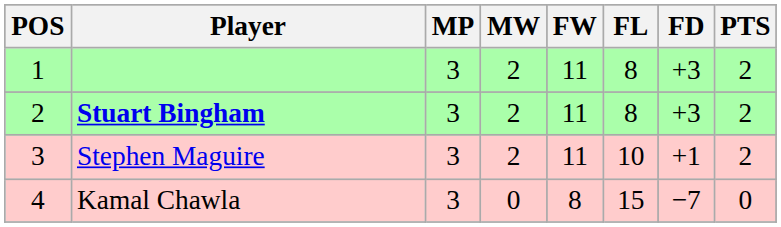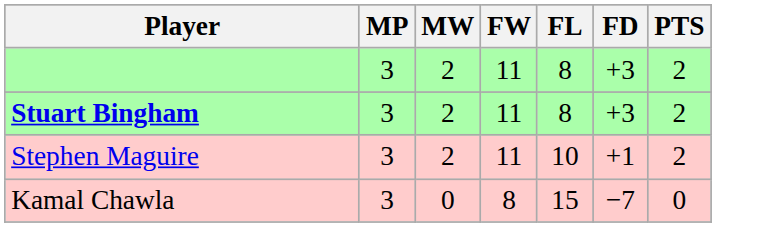- column: (38, 26)
